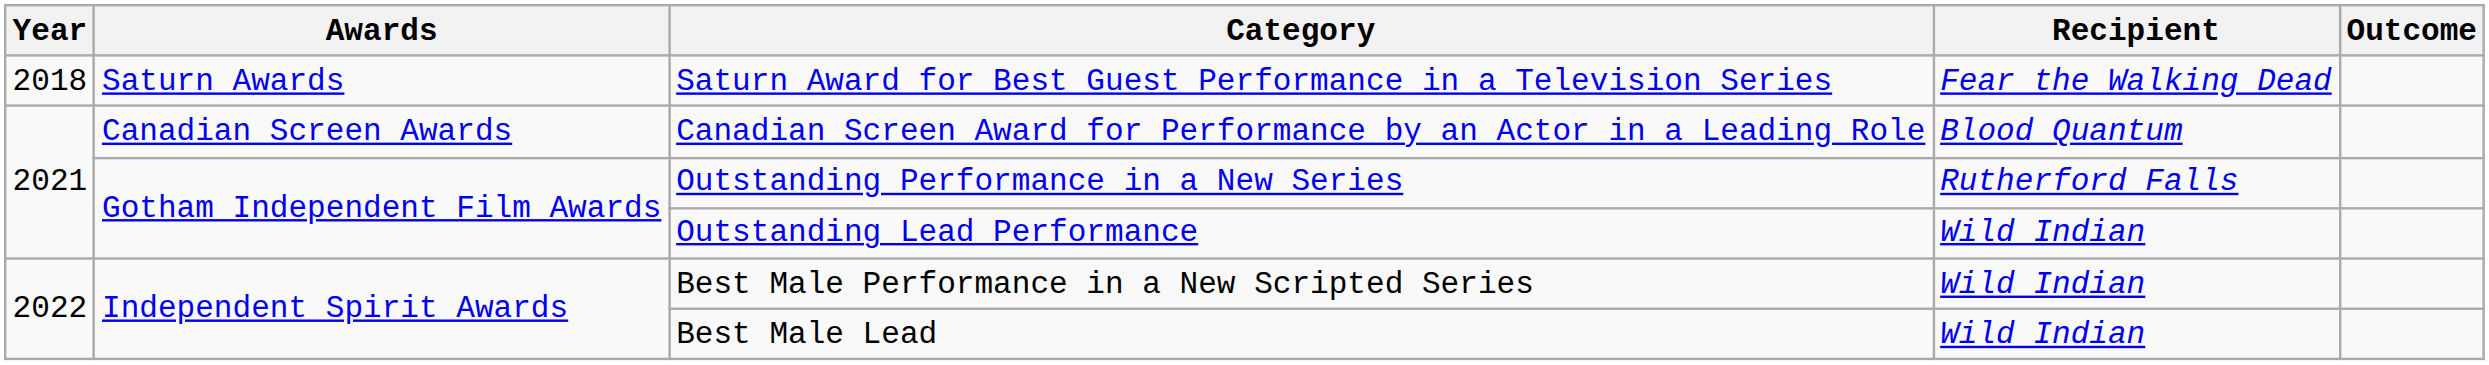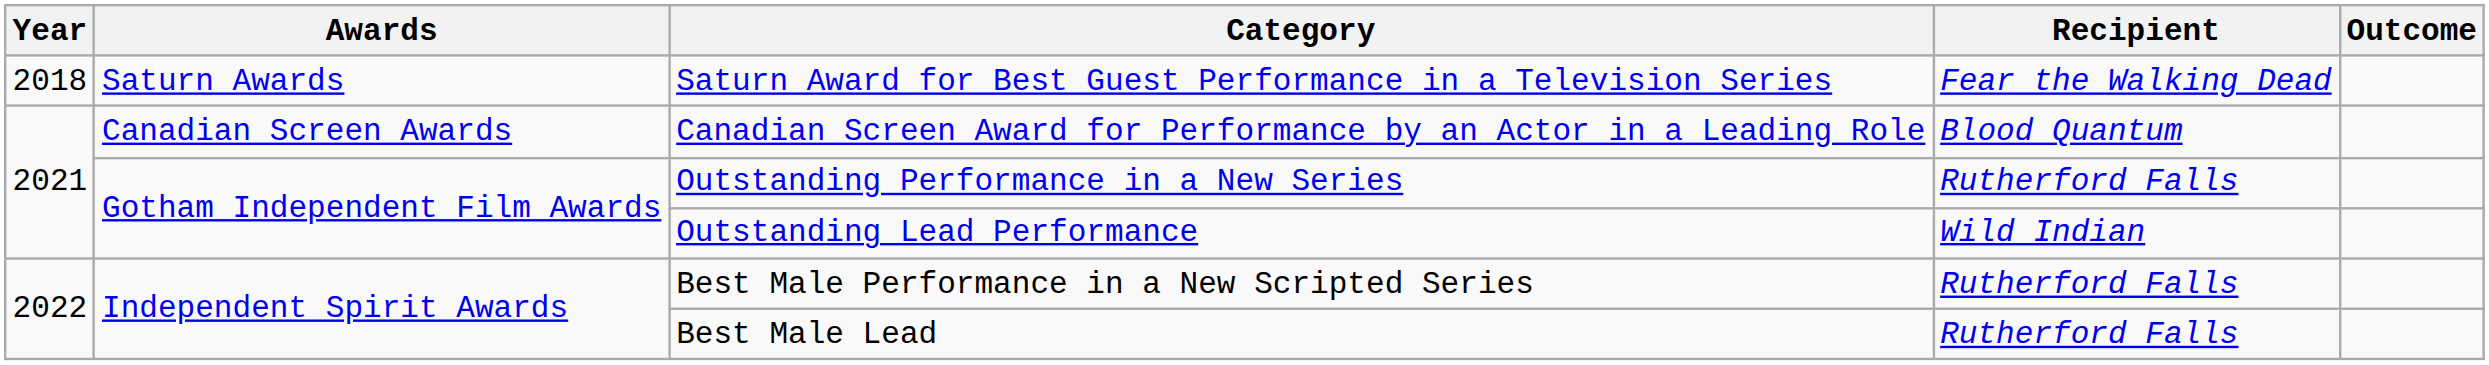(2043, 284) Wild Indian -> (2089, 284) Rutherford Falls
(2043, 334) Wild Indian -> (2089, 334) Rutherford Falls
